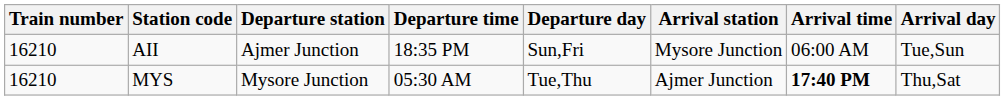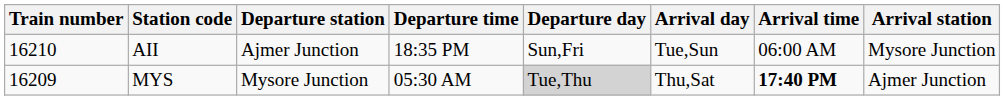columns swapped: (719, 19) <-> (948, 19)
(33, 79) 16210 -> (33, 79) 16209
(560, 79) no background -> (560, 79) lightgrey background
